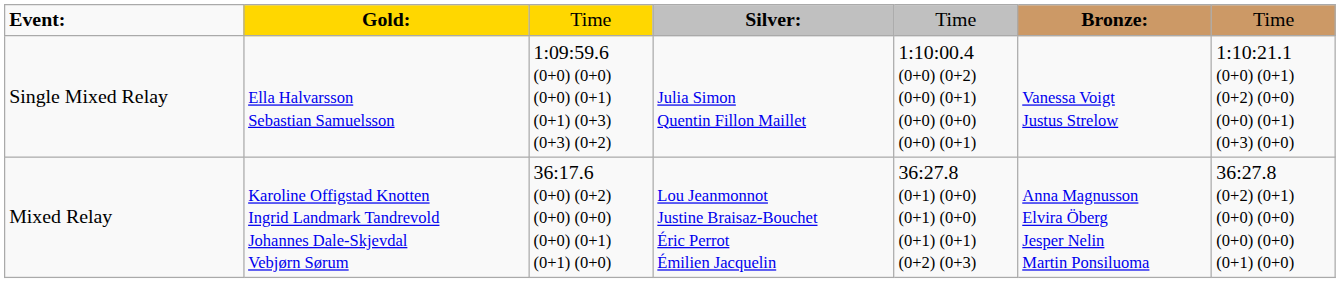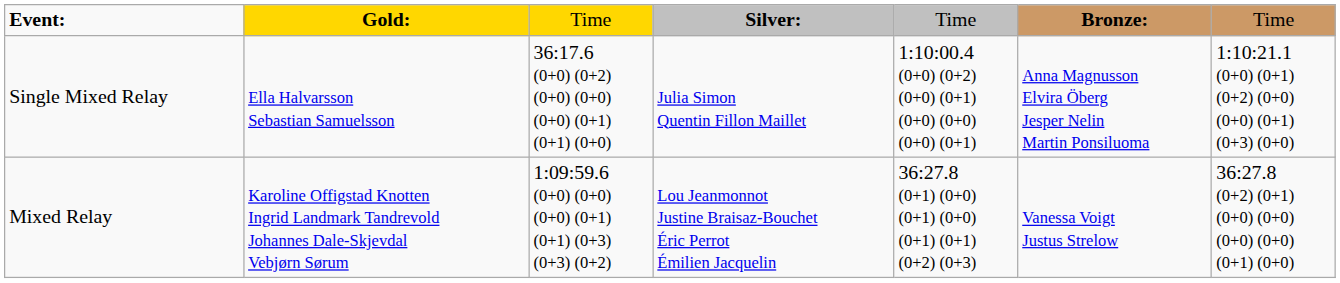(572, 96) 1:09:59.6 (0+0) (0+0) (0+0) (0+1) (0+1) (0+3) (0+3) (0+2) -> (572, 96) 36:17.6 (0+0) (0+2) (0+0) (0+0) (0+0) (0+1) (0+1) (0+0)
(1070, 108) Vanessa Voigt Justus Strelow -> (1086, 108) Anna Magnusson Elvira Öberg Jesper Nelin Martin Ponsiluoma
(572, 217) 36:17.6 (0+0) (0+2) (0+0) (0+0) (0+0) (0+1) (0+1) (0+0) -> (572, 217) 1:09:59.6 (0+0) (0+0) (0+0) (0+1) (0+1) (0+3) (0+3) (0+2)
(1086, 229) Anna Magnusson Elvira Öberg Jesper Nelin Martin Ponsiluoma -> (1070, 229) Vanessa Voigt Justus Strelow
